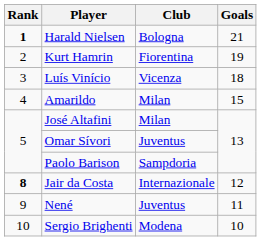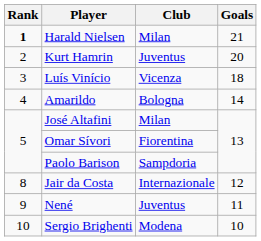(161, 36) Bologna -> (155, 36) Milan
(166, 57) Fiorentina -> (162, 57) Juventus
(237, 57) 19 -> (237, 57) 20
(155, 99) Milan -> (161, 99) Bologna
(237, 99) 15 -> (237, 99) 14
(162, 141) Juventus -> (166, 141) Fiorentina
(23, 183) bold -> (23, 183) normal
